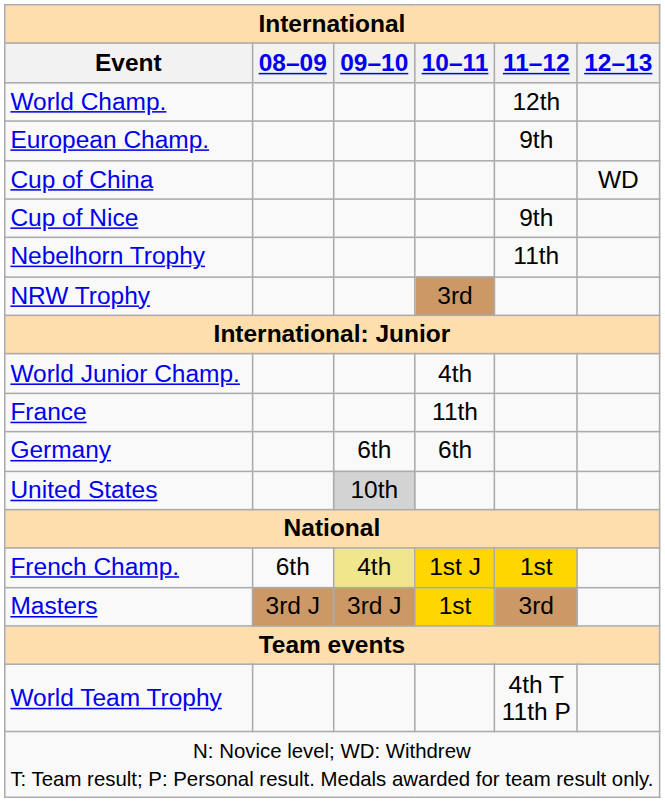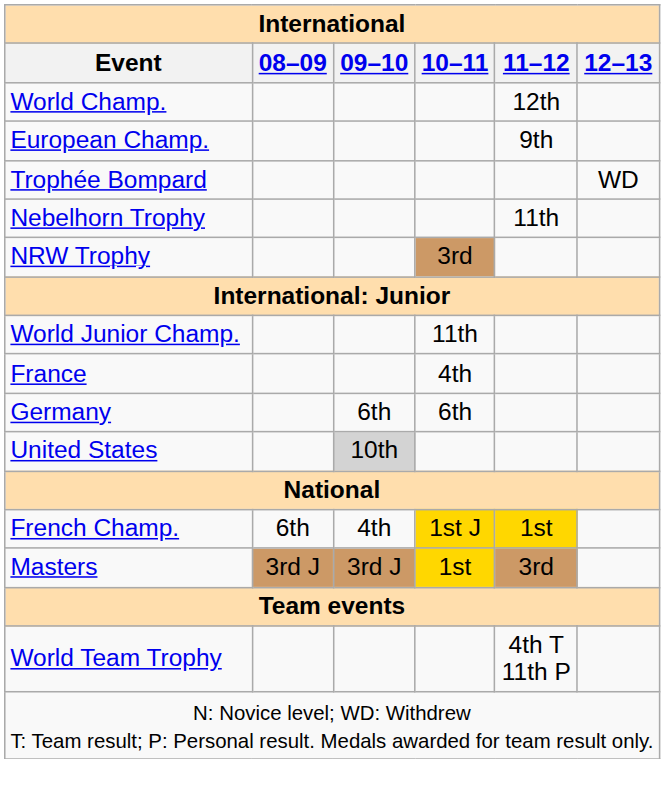- row: (82, 179)
+ row: (109, 179)
- row: (74, 218)
(455, 373) 4th -> (455, 334) 11th
(455, 412) 11th -> (455, 373) 4th
(374, 567) khaki background -> (374, 528) no background
